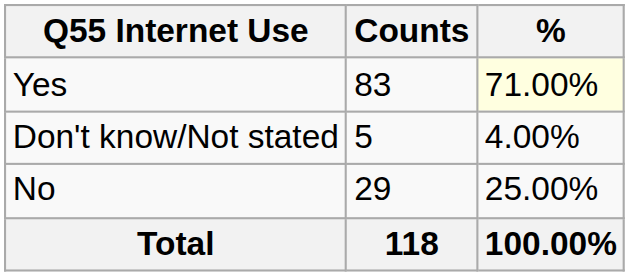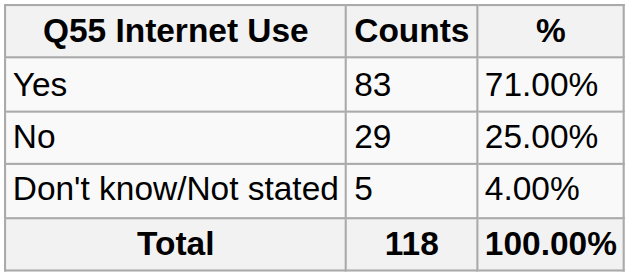(542, 84) lightyellow background -> (542, 84) no background
rows swapped: (34, 190) <-> (176, 137)
